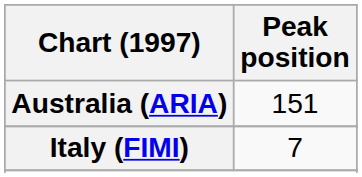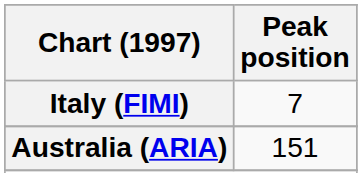rows swapped: (119, 103) <-> (119, 147)
